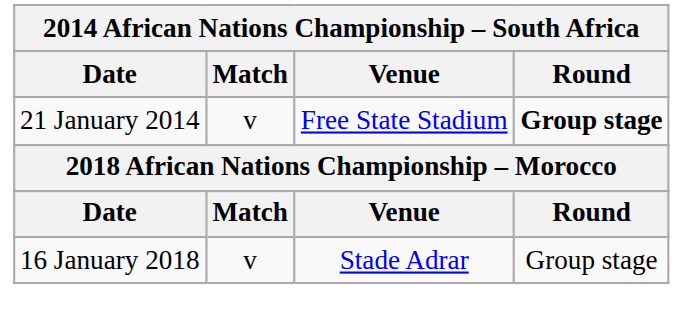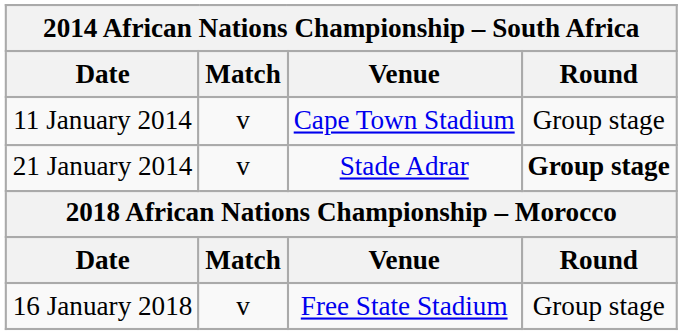+ row: (103, 120)
(404, 120) Free State Stadium -> (404, 166) Stade Adrar
(404, 259) Stade Adrar -> (404, 305) Free State Stadium
